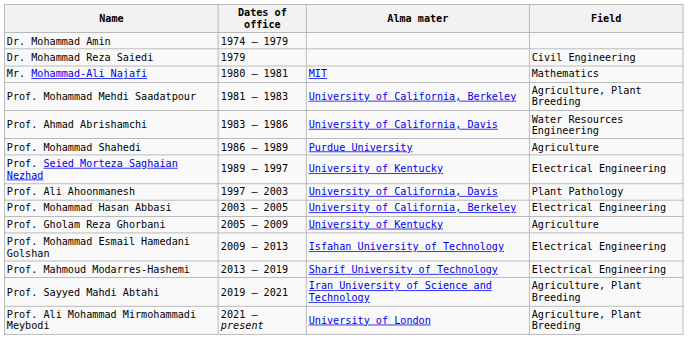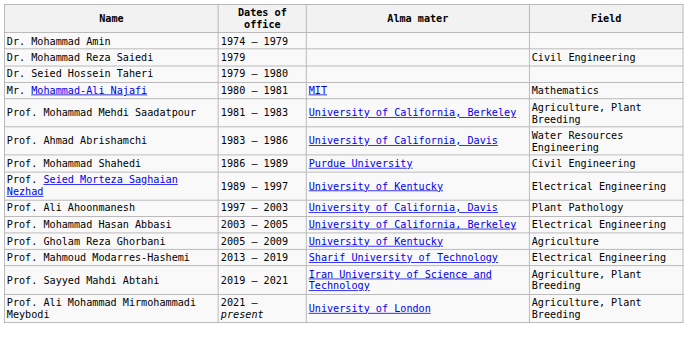+ row: (80, 74)
(565, 147) Agriculture -> (584, 163) Civil Engineering
- row: (98, 247)
